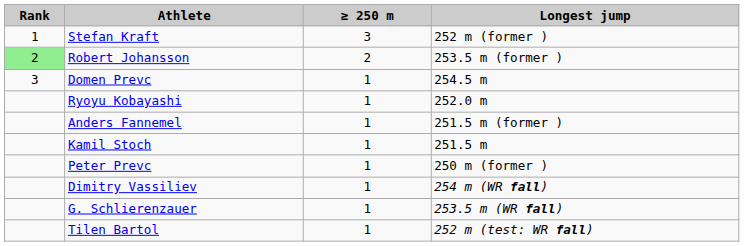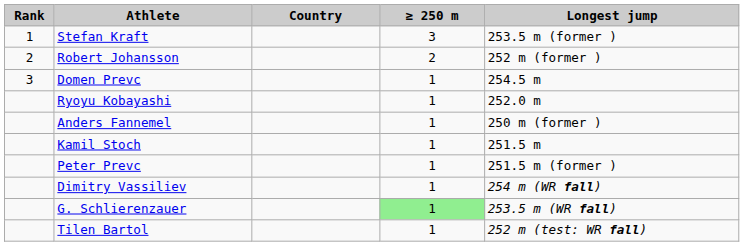+ column: (315, 15)
(491, 36) 252 m (former ) -> (552, 36) 253.5 m (former )
(35, 58) lightgreen background -> (29, 58) no background
(499, 58) 253.5 m (former ) -> (545, 58) 252 m (former )
(499, 122) 251.5 m (former ) -> (545, 122) 250 m (former )
(491, 165) 250 m (former ) -> (552, 165) 251.5 m (former )
(367, 208) no background -> (432, 208) lightgreen background
